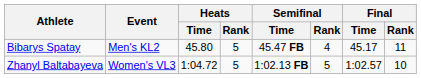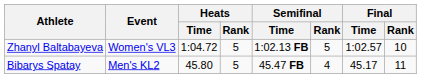rows swapped: (44, 48) <-> (55, 65)
